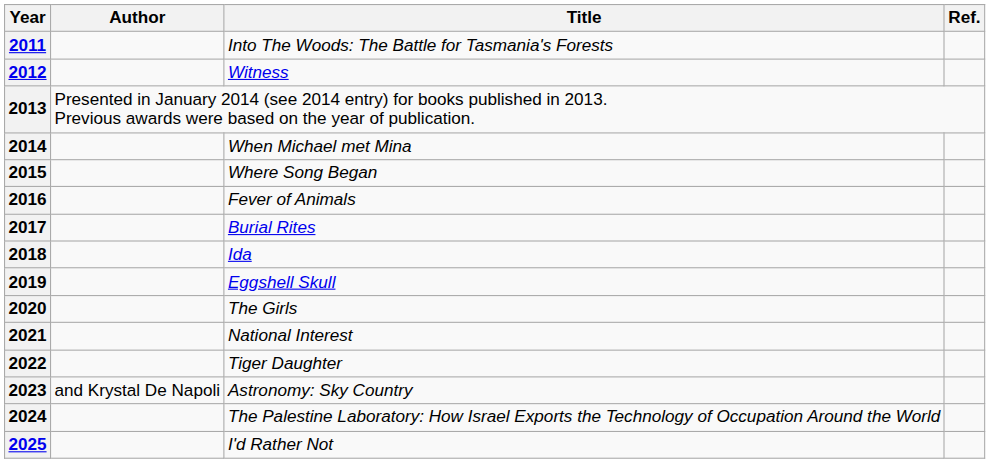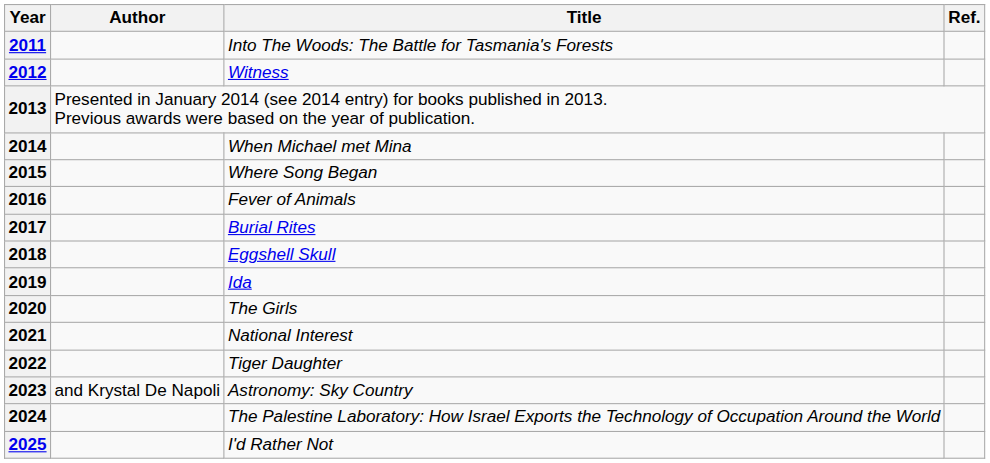(240, 254) Ida -> (282, 254) Eggshell Skull
(282, 281) Eggshell Skull -> (240, 281) Ida
